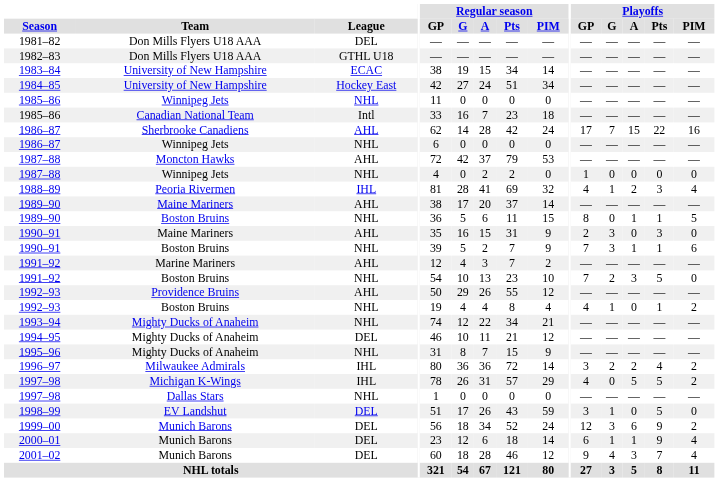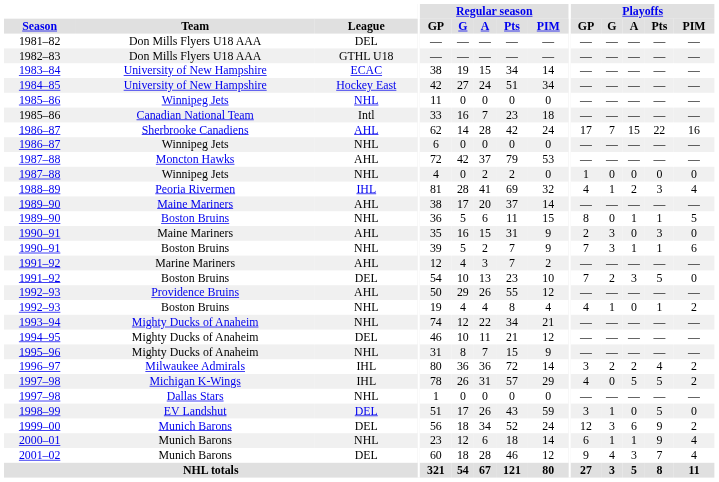(366, 277) NHL -> (366, 277) DEL
(366, 440) DEL -> (366, 440) NHL
